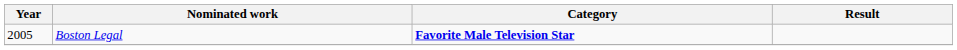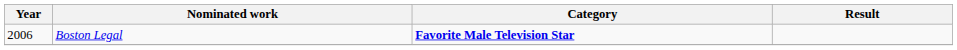(20, 34) 2005 -> (20, 34) 2006
